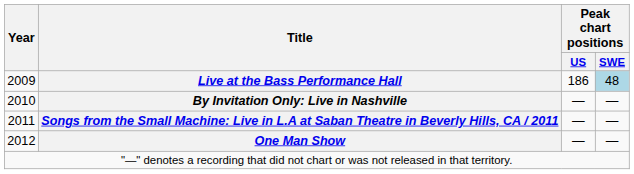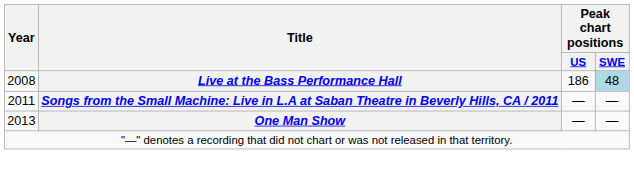(21, 80) 2009 -> (21, 80) 2008
- row: (300, 101)
(21, 141) 2012 -> (21, 121) 2013
